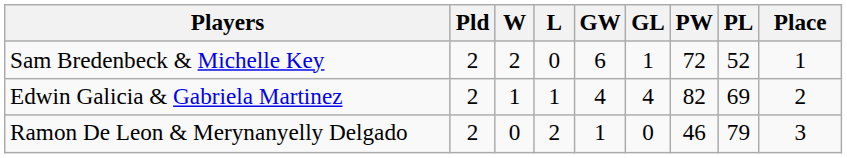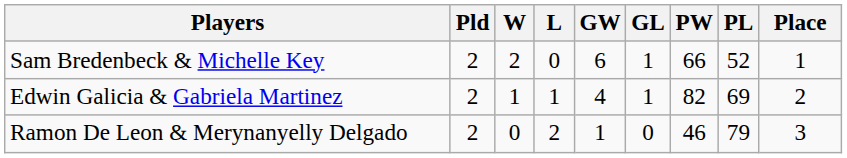(694, 59) 72 -> (694, 59) 66
(648, 96) 4 -> (648, 96) 1
